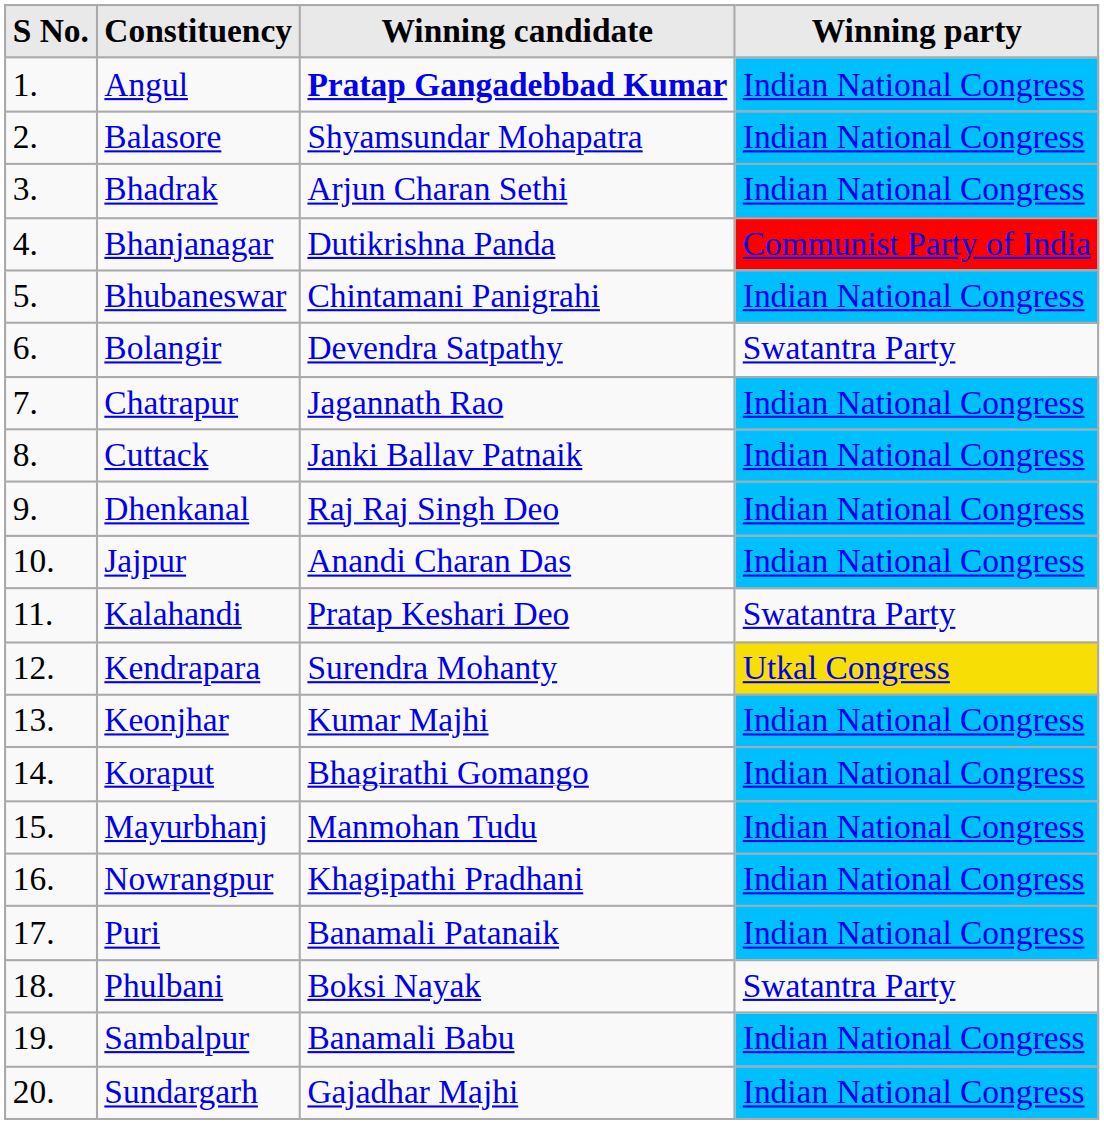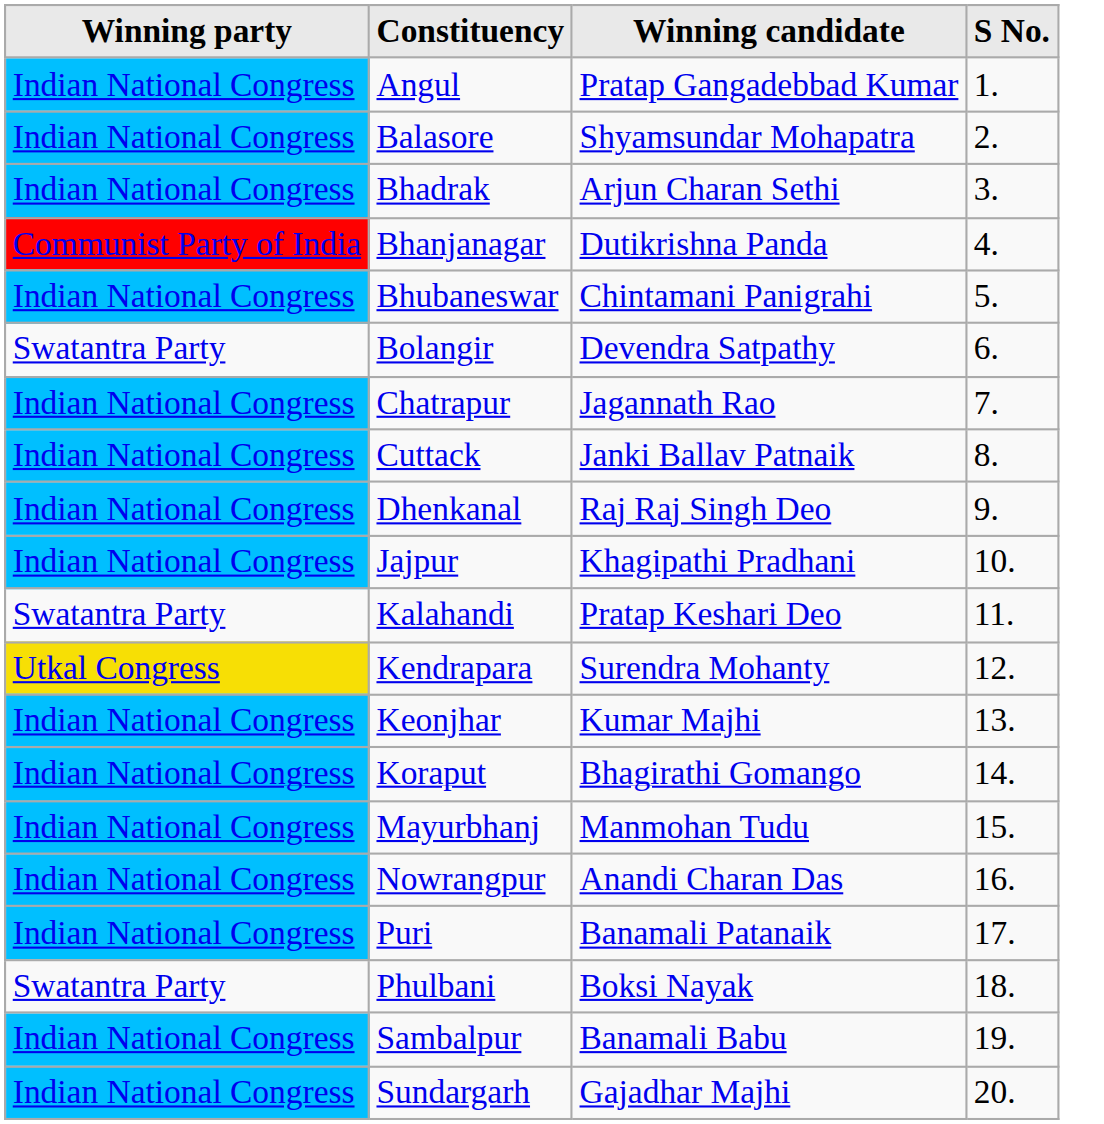columns swapped: (51, 31) <-> (917, 31)
(517, 84) bold -> (769, 84) normal
(439, 561) Anandi Charan Das -> (717, 561) Khagipathi Pradhani
(445, 879) Khagipathi Pradhani -> (711, 879) Anandi Charan Das
